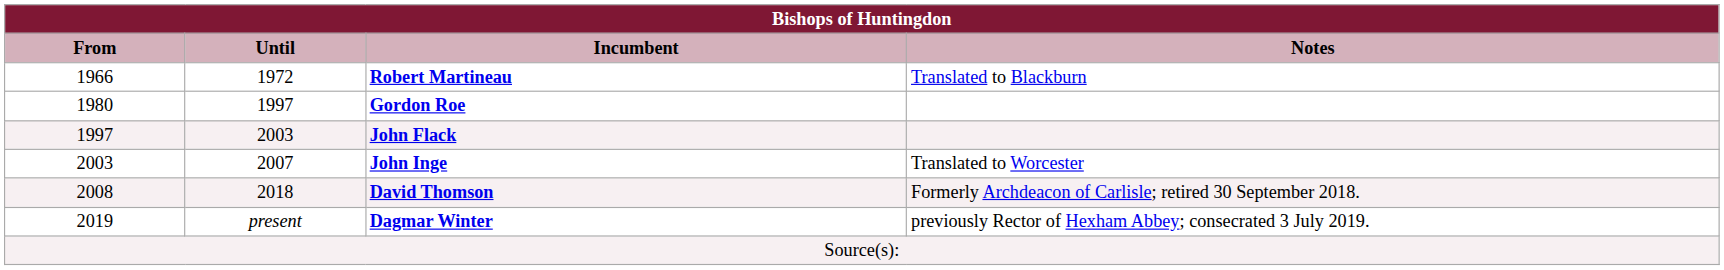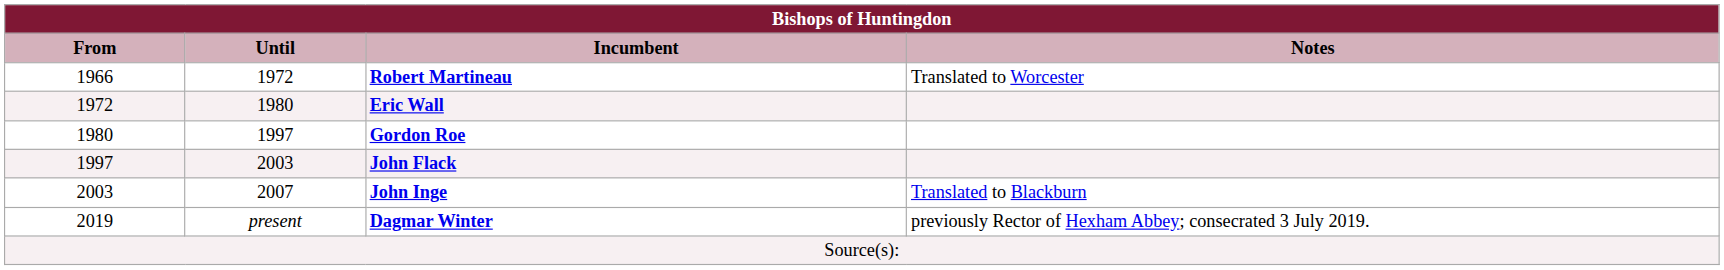(999, 76) Translated to Blackburn -> (997, 76) Translated to Worcester
+ row: (407, 105)
(997, 163) Translated to Worcester -> (999, 192) Translated to Blackburn
- row: (432, 192)
